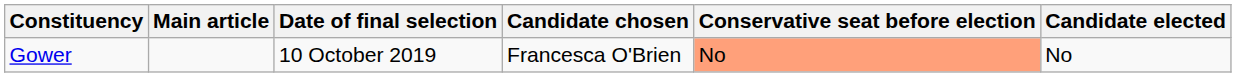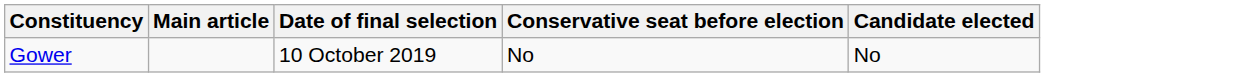- column: (598, 21)
(712, 54) lightsalmon background -> (521, 54) no background
